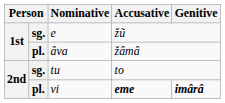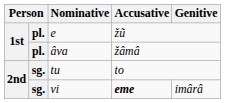(38, 32) sg. -> (38, 32) pl.
(38, 88) pl. -> (38, 88) sg.
(189, 88) bold -> (189, 88) normal
